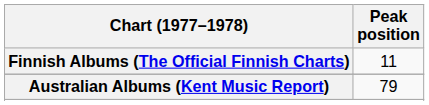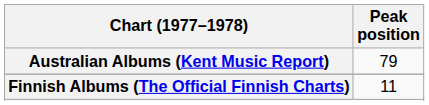rows swapped: (179, 86) <-> (179, 61)
